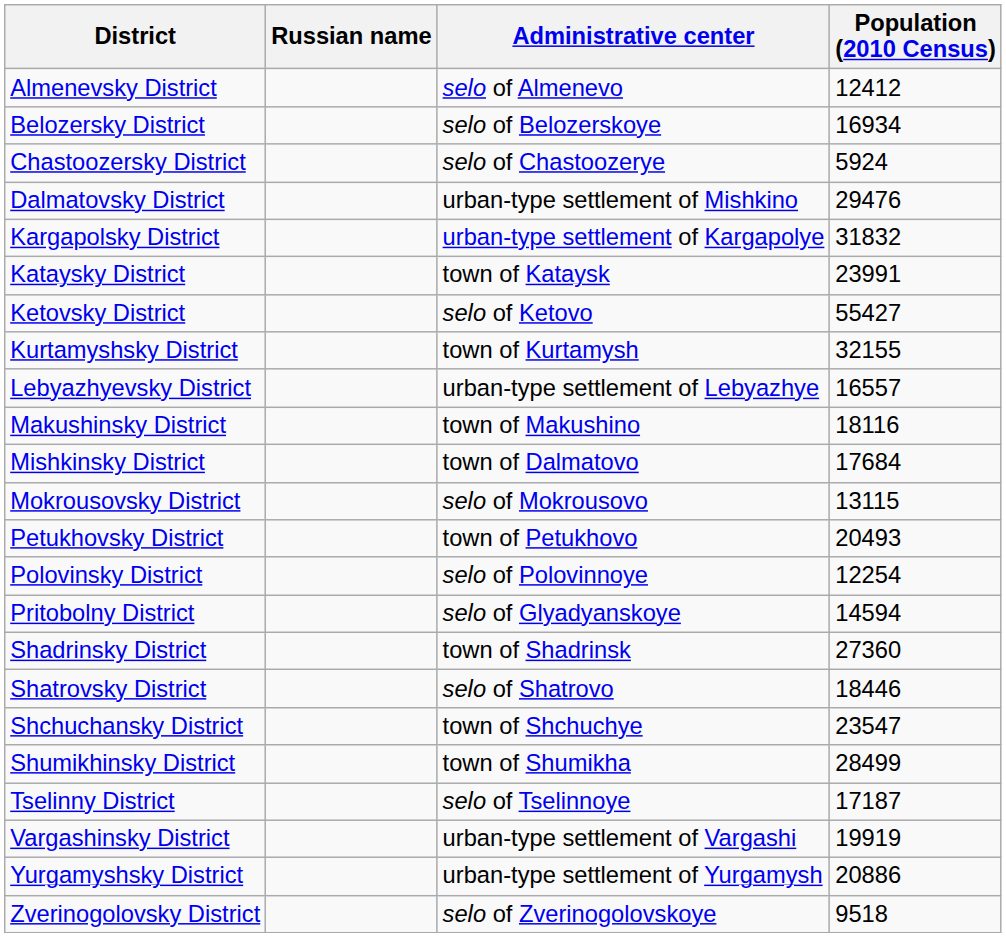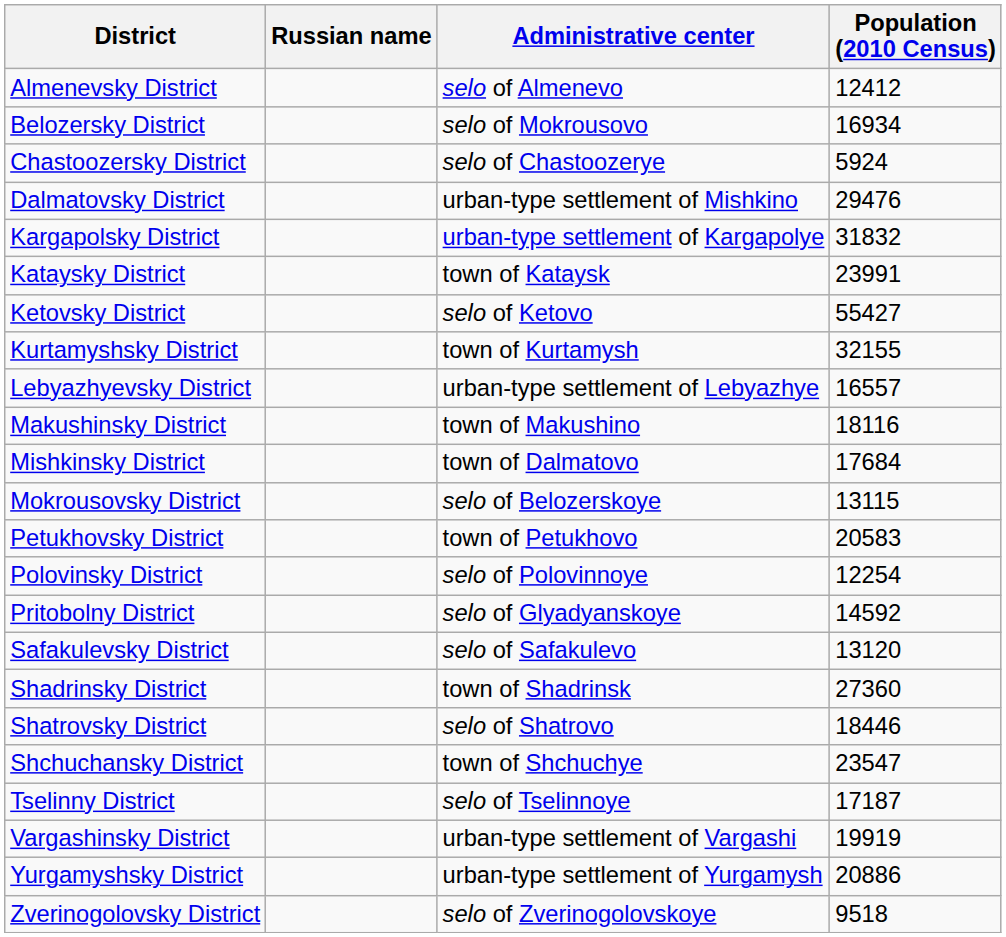(552, 125) selo of Belozerskoye -> (545, 125) selo of Mokrousovo
(545, 500) selo of Mokrousovo -> (552, 500) selo of Belozerskoye
(868, 538) 20493 -> (868, 538) 20583
(868, 613) 14594 -> (868, 613) 14592
+ row: (119, 650)
- row: (123, 763)
